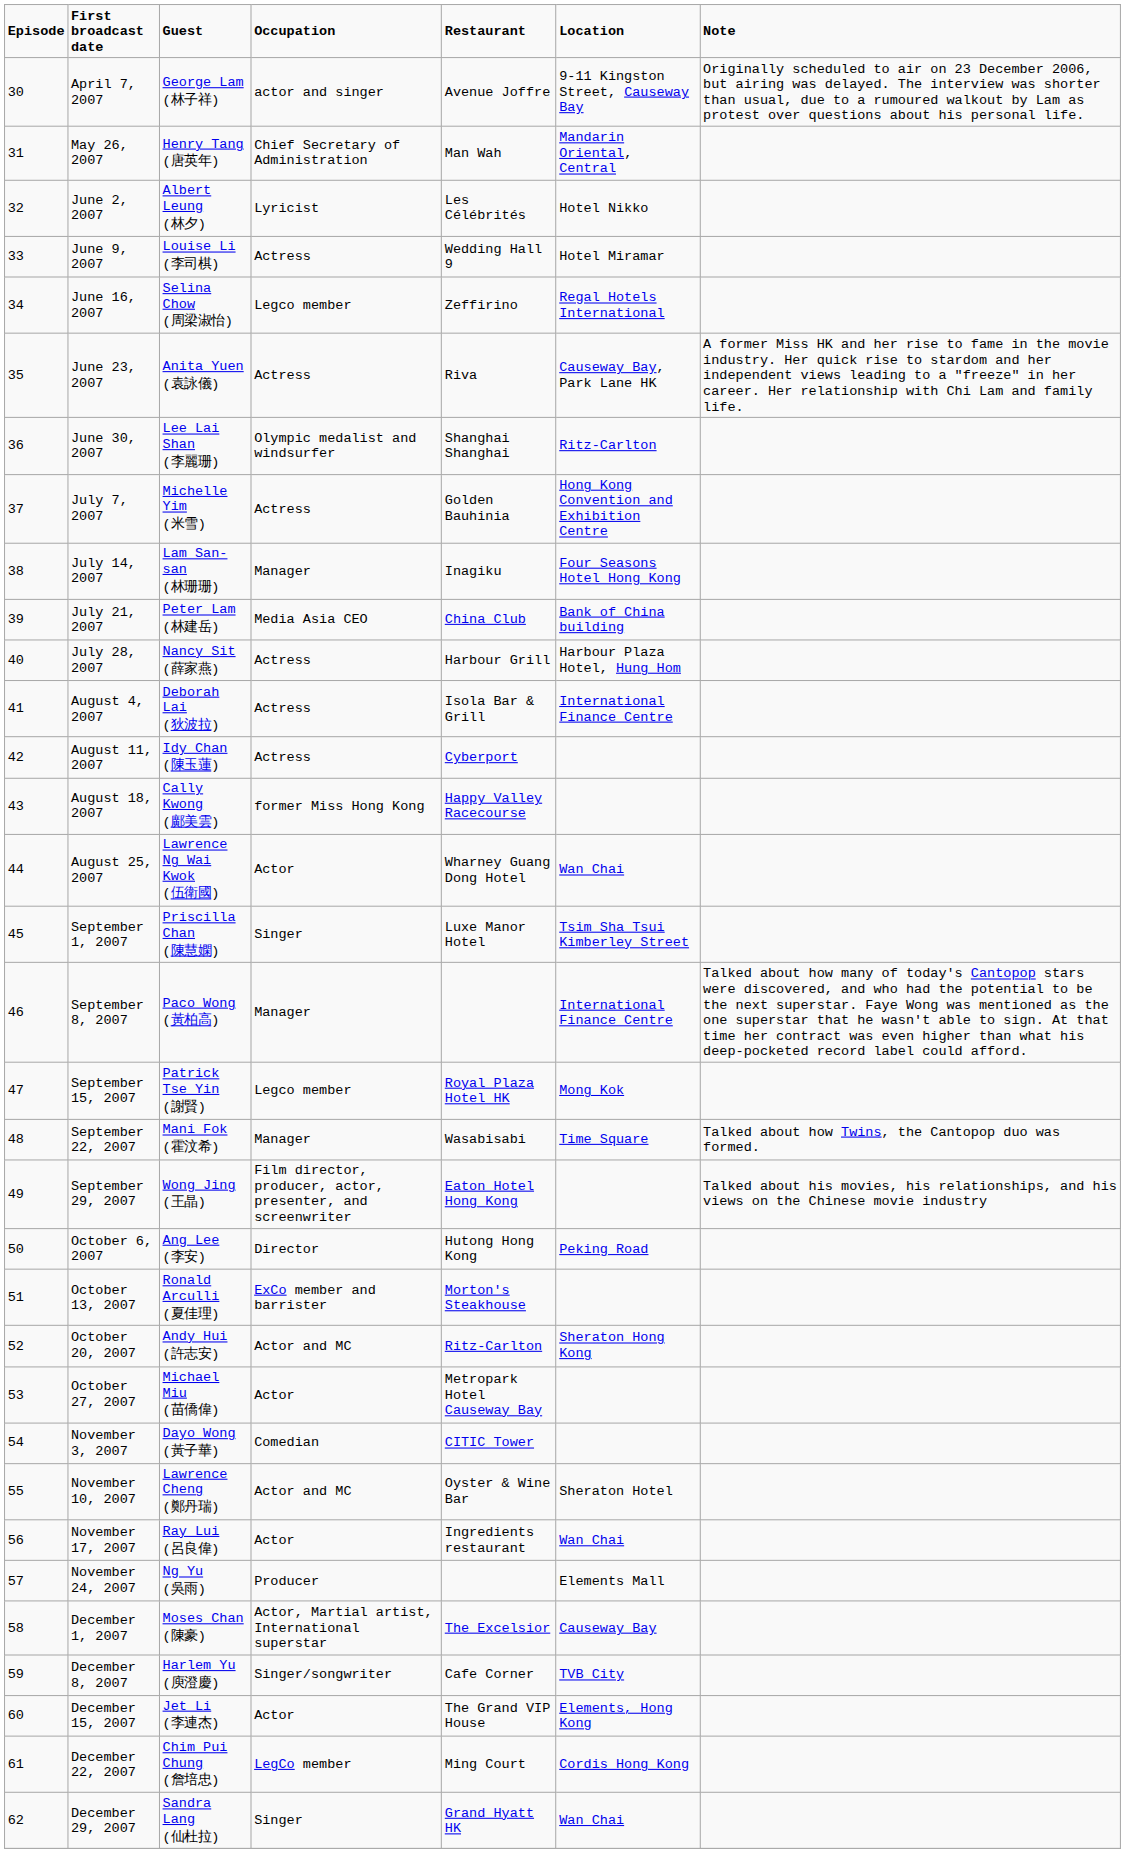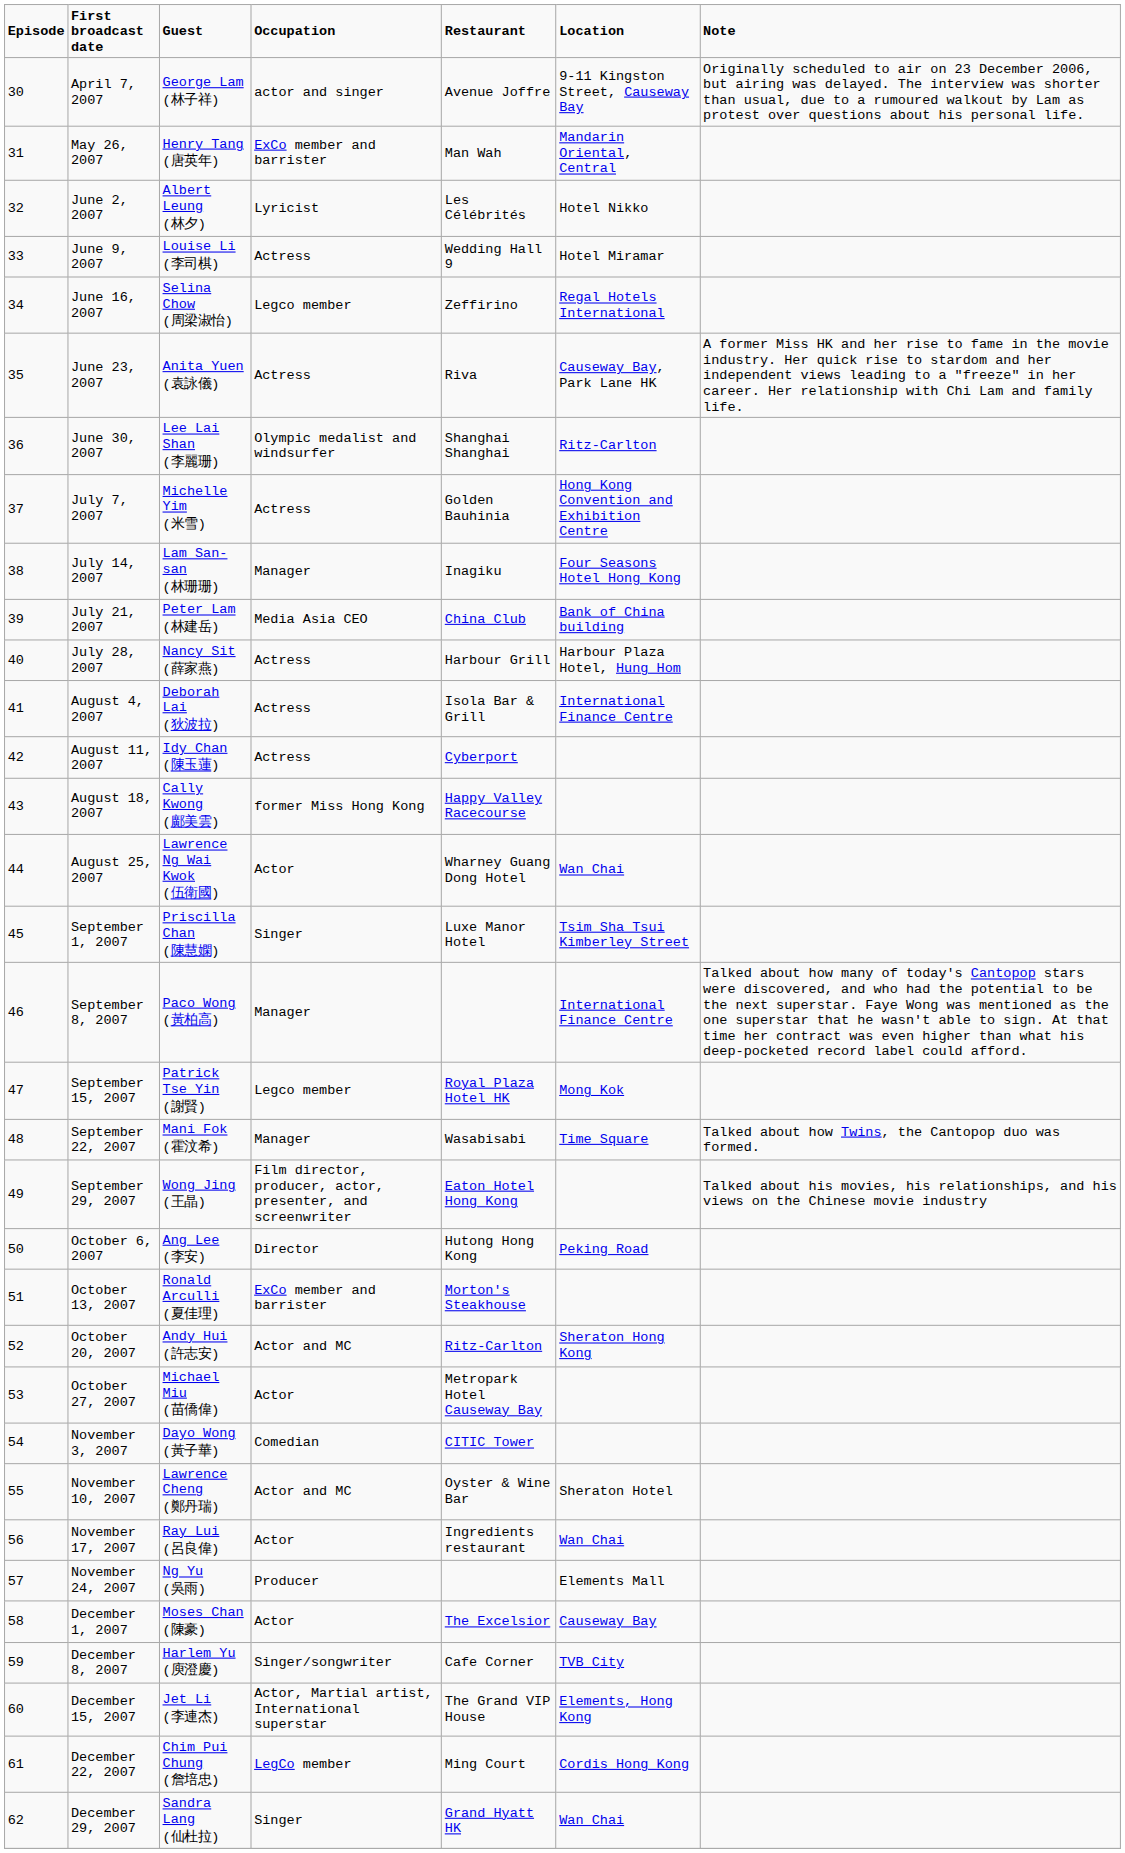(327, 153) Chief Secretary of Administration -> (315, 153) ExCo member and barrister
(343, 1628) Actor, Martial artist, International superstar -> (274, 1622) Actor
(274, 1716) Actor -> (343, 1710) Actor, Martial artist, International superstar
